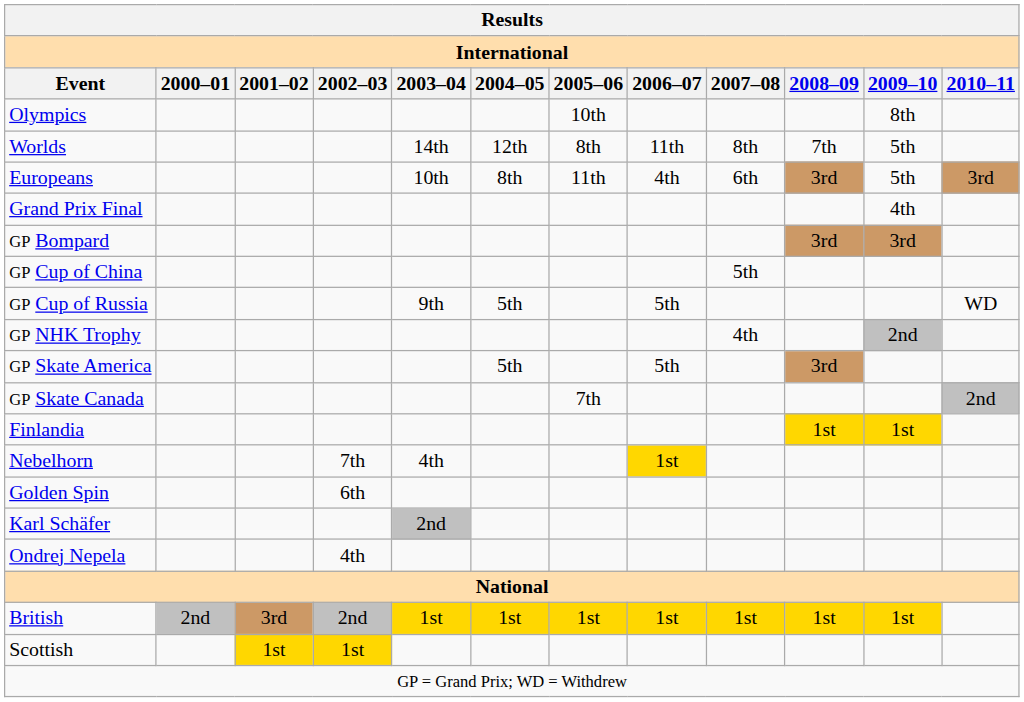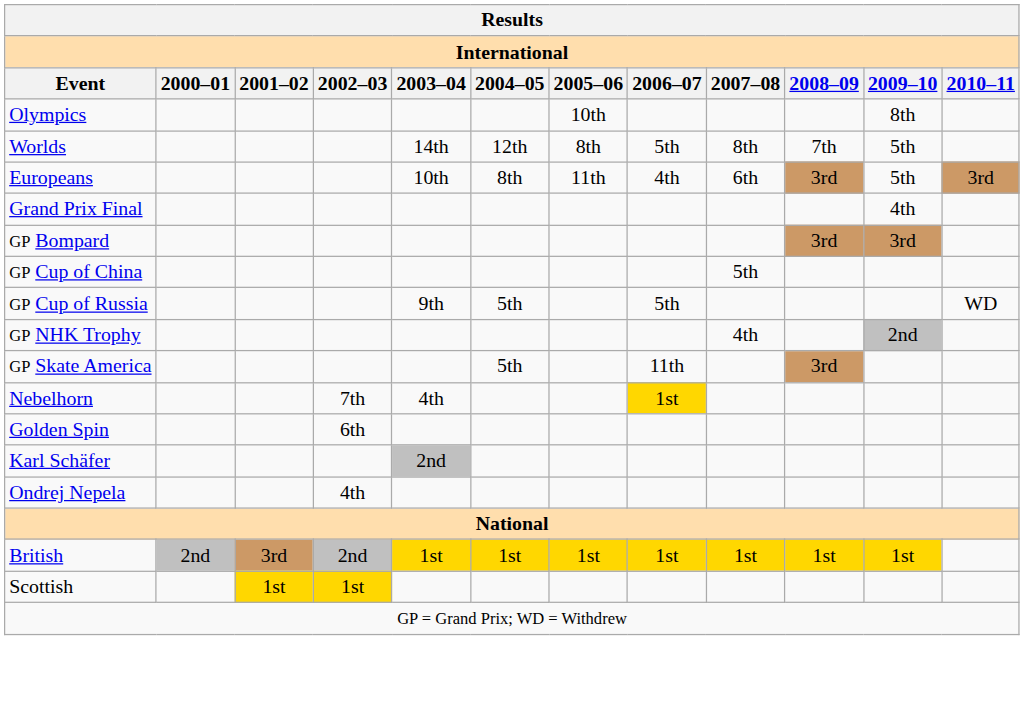(667, 146) 11th -> (667, 146) 5th
(667, 366) 5th -> (667, 366) 11th
- row: (77, 397)
- row: (47, 429)
